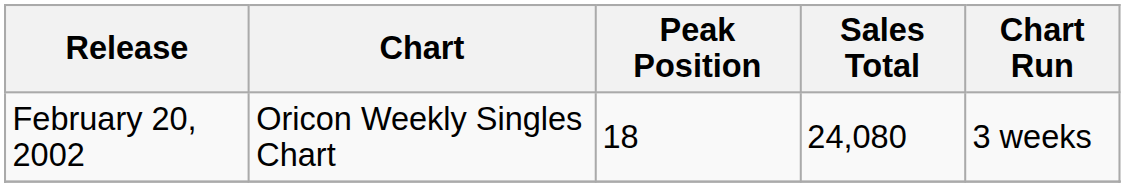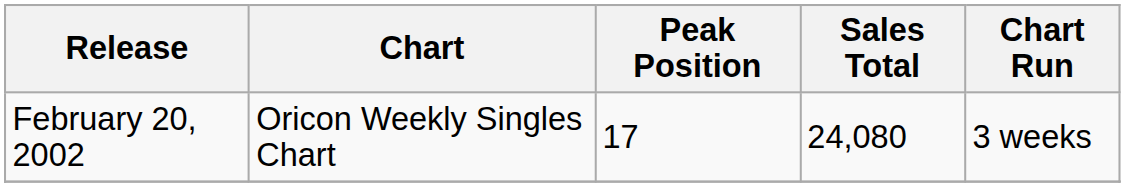(620, 136) 18 -> (620, 136) 17
